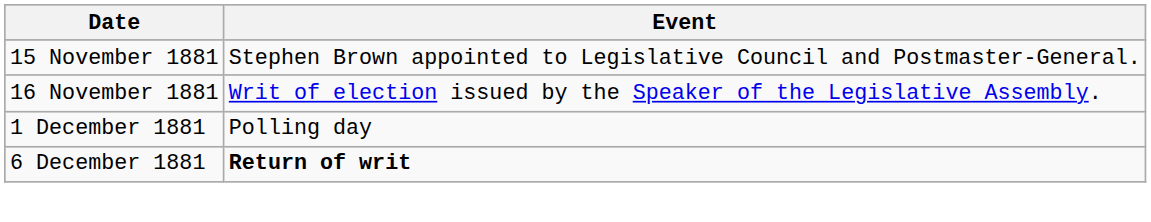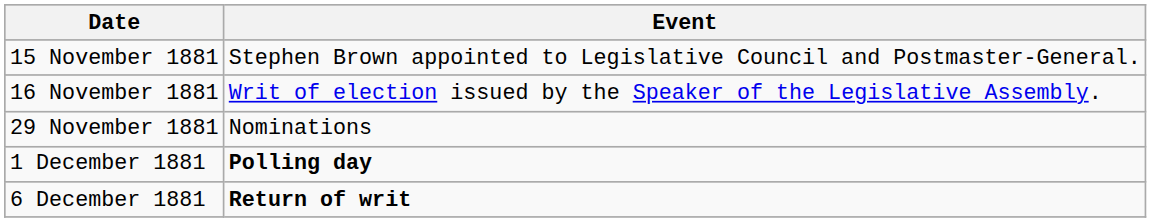+ row: (114, 129)
(300, 129) normal -> (300, 164) bold
